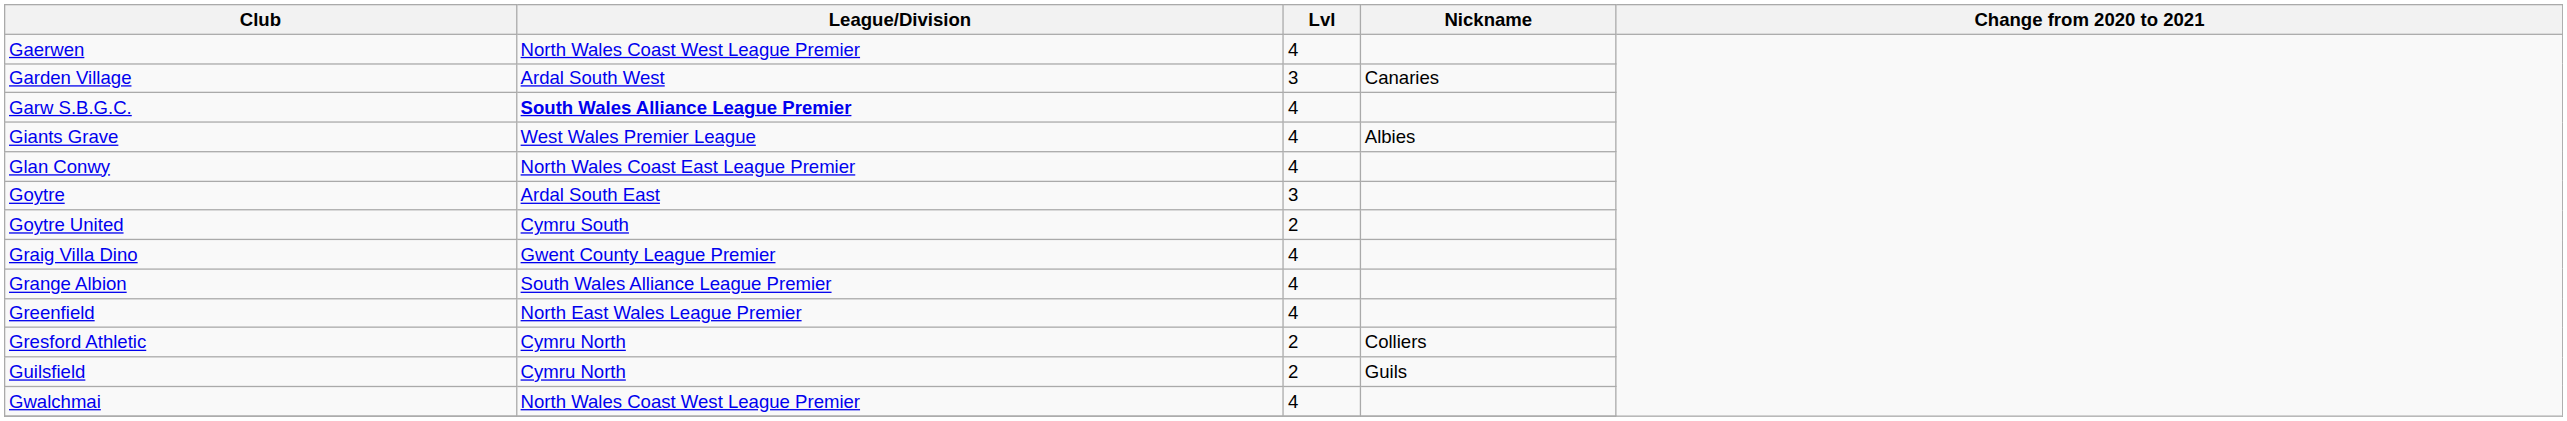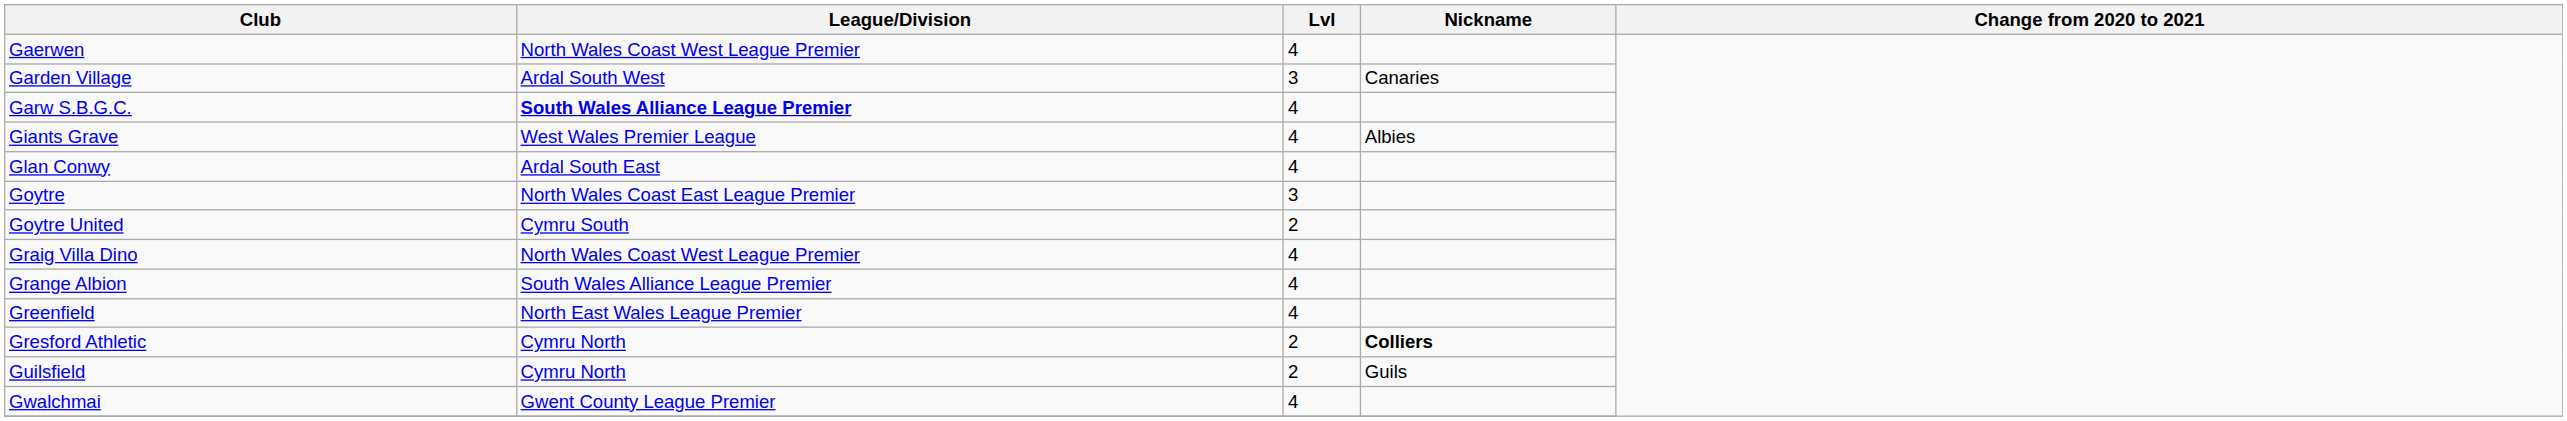(688, 166) North Wales Coast East League Premier -> (590, 166) Ardal South East
(590, 196) Ardal South East -> (688, 196) North Wales Coast East League Premier
(648, 254) Gwent County League Premier -> (690, 254) North Wales Coast West League Premier
(1396, 343) normal -> (1399, 343) bold
(690, 401) North Wales Coast West League Premier -> (648, 401) Gwent County League Premier
